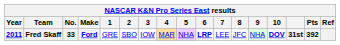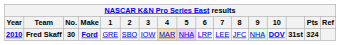(14, 34) 2011 -> (14, 34) 2010
(71, 34) 33 -> (71, 34) 30
(205, 34) bold -> (205, 34) normal
(312, 34) 392 -> (312, 34) 324
